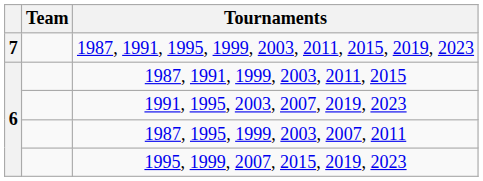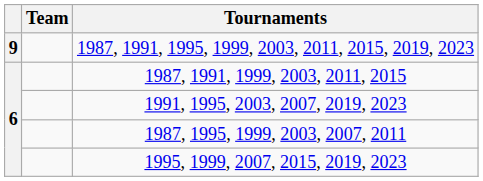(13, 47) 7 -> (13, 47) 9
